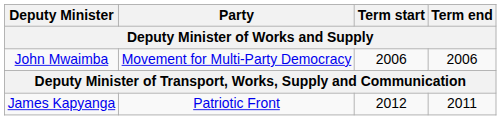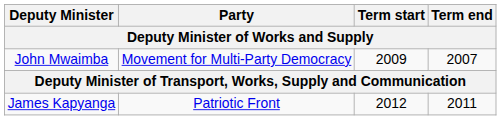(391, 59) 2006 -> (391, 59) 2009
(462, 59) 2006 -> (462, 59) 2007
